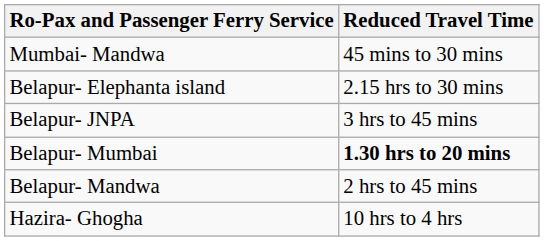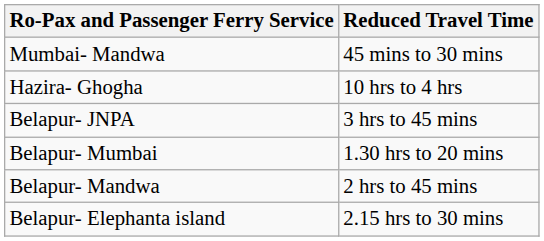rows swapped: (117, 86) <-> (76, 218)
(427, 152) bold -> (423, 152) normal
